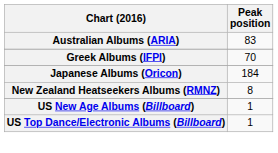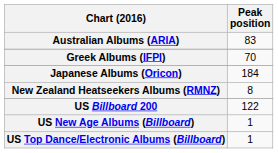+ row: (116, 106)
